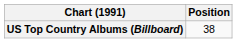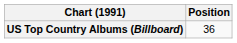(209, 29) 38 -> (209, 29) 36
